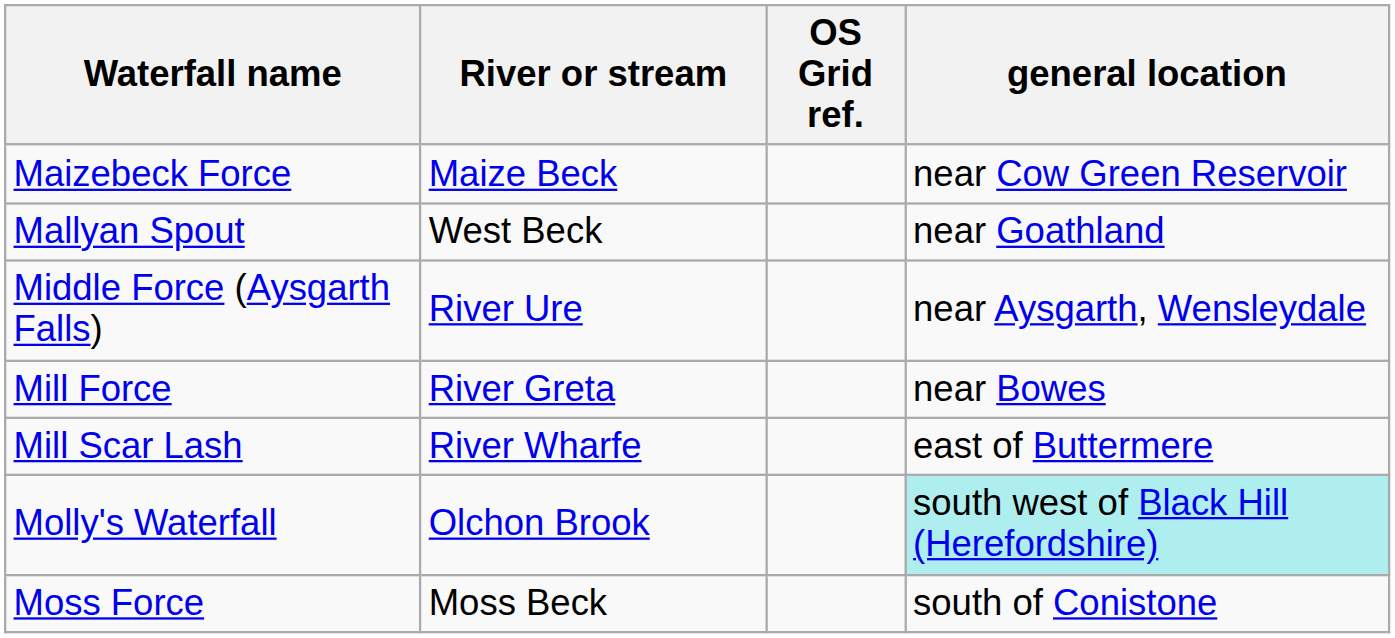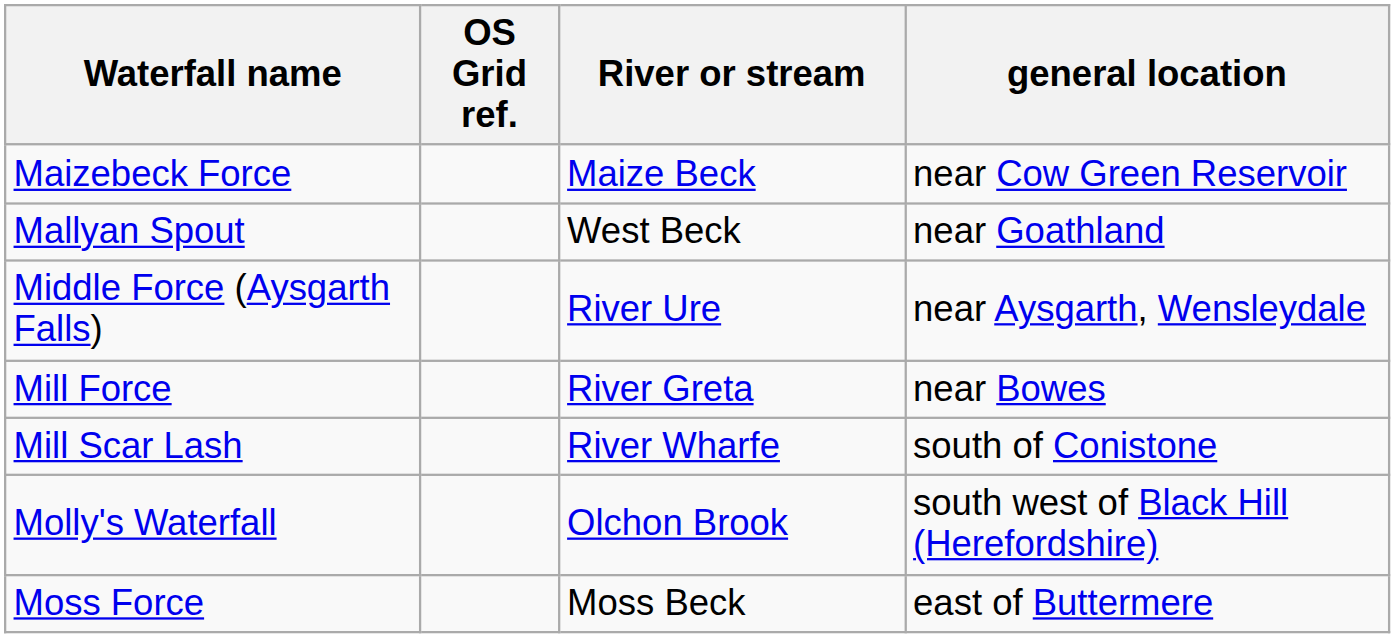columns swapped: (593, 74) <-> (835, 74)
(1063, 445) east of Buttermere -> (1065, 445) south of Conistone
(1101, 524) paleturquoise background -> (1101, 524) no background
(1065, 602) south of Conistone -> (1063, 602) east of Buttermere
